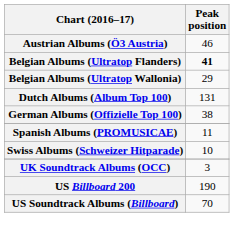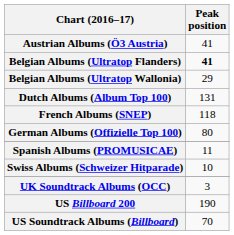(207, 43) 46 -> (207, 43) 41
+ row: (95, 114)
(207, 114) 38 -> (207, 132) 80
